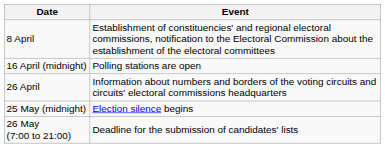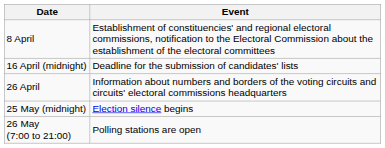(147, 66) Polling stations are open -> (195, 66) Deadline for the submission of candidates' lists
(195, 130) Deadline for the submission of candidates' lists -> (147, 130) Polling stations are open
